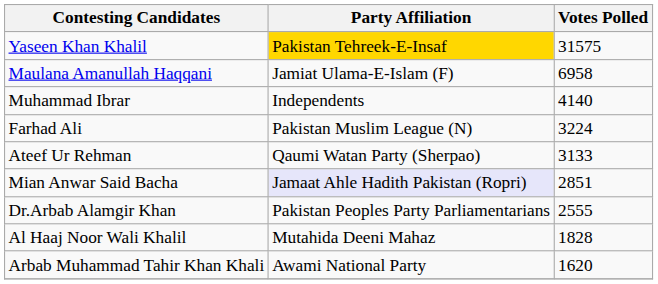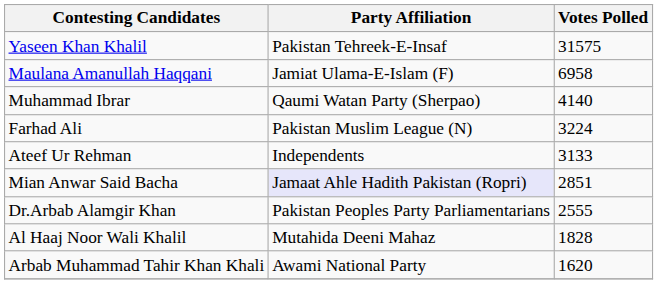(359, 45) gold background -> (359, 45) no background
(318, 100) Independents -> (376, 100) Qaumi Watan Party (Sherpao)
(376, 155) Qaumi Watan Party (Sherpao) -> (318, 155) Independents
